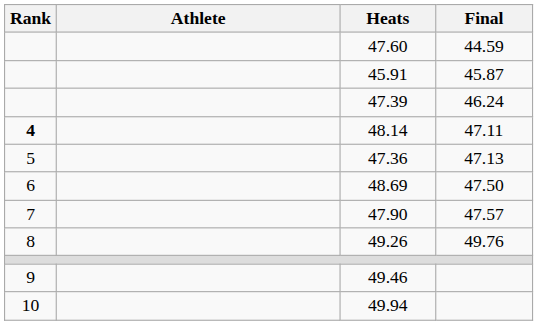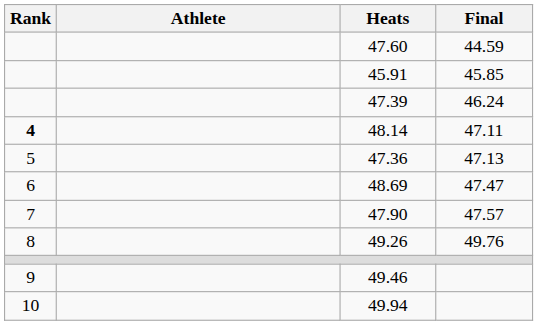(484, 74) 45.87 -> (484, 74) 45.85
(484, 185) 47.50 -> (484, 185) 47.47
